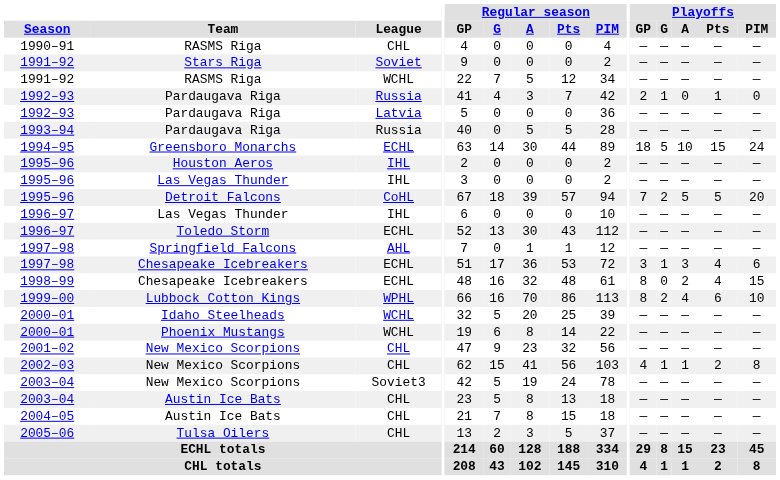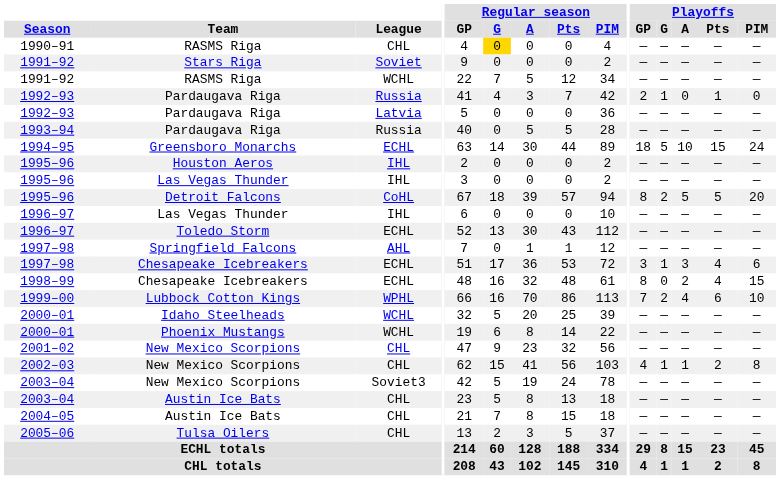(497, 46) no background -> (497, 46) gold background
(643, 198) 7 -> (643, 198) 8
(643, 299) 8 -> (643, 299) 7
